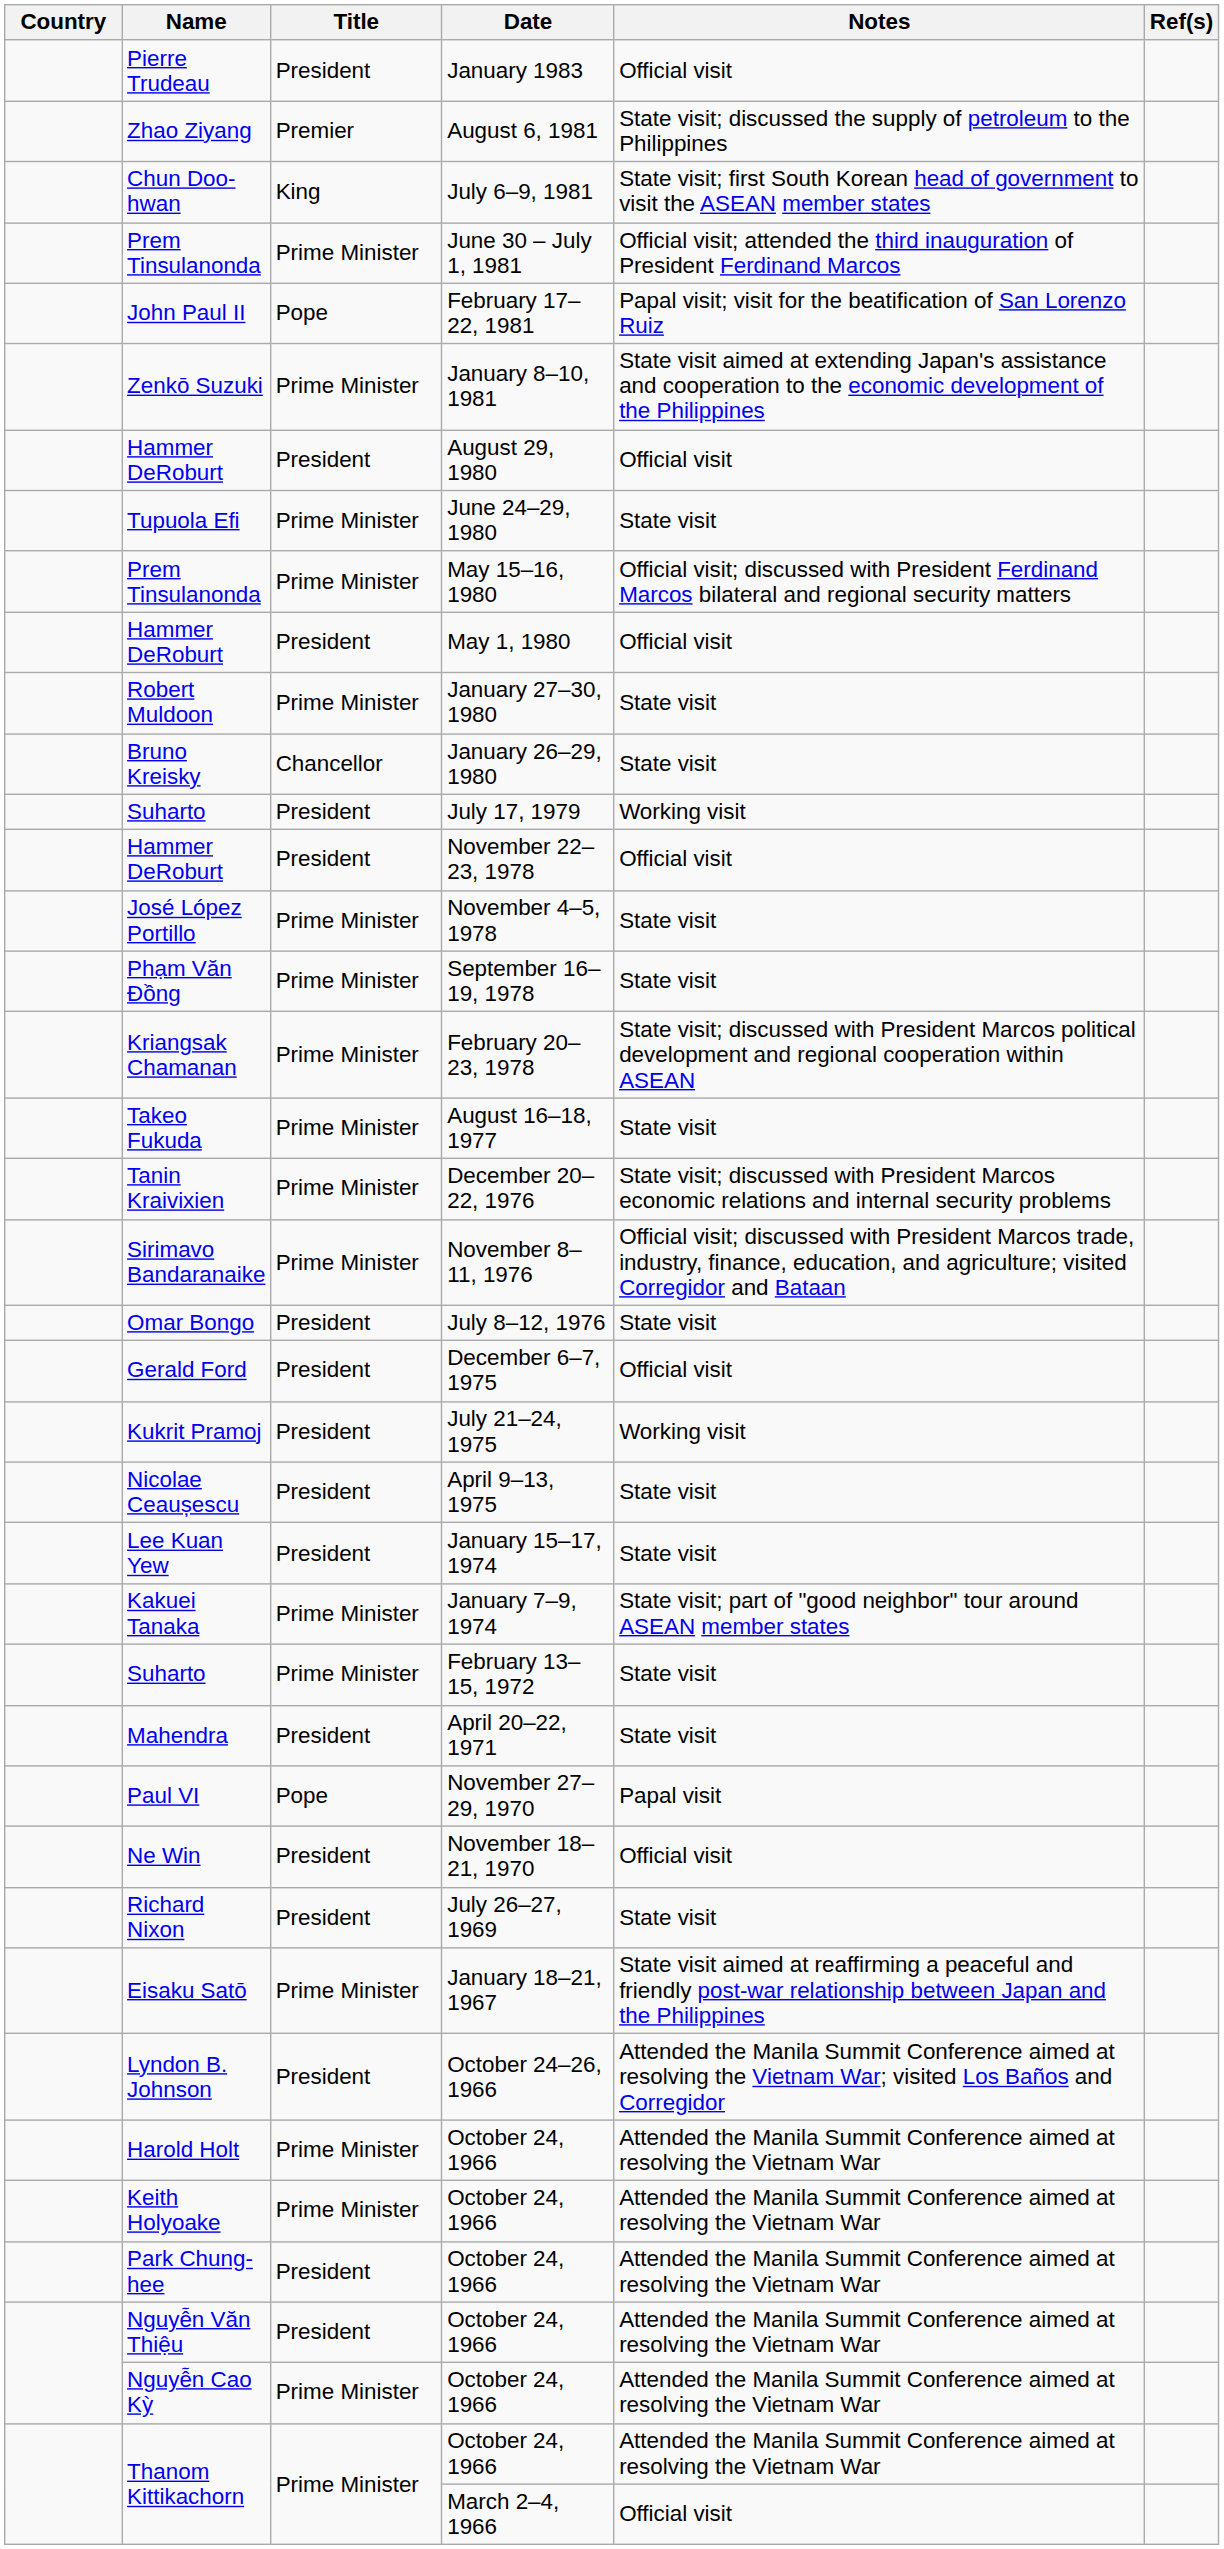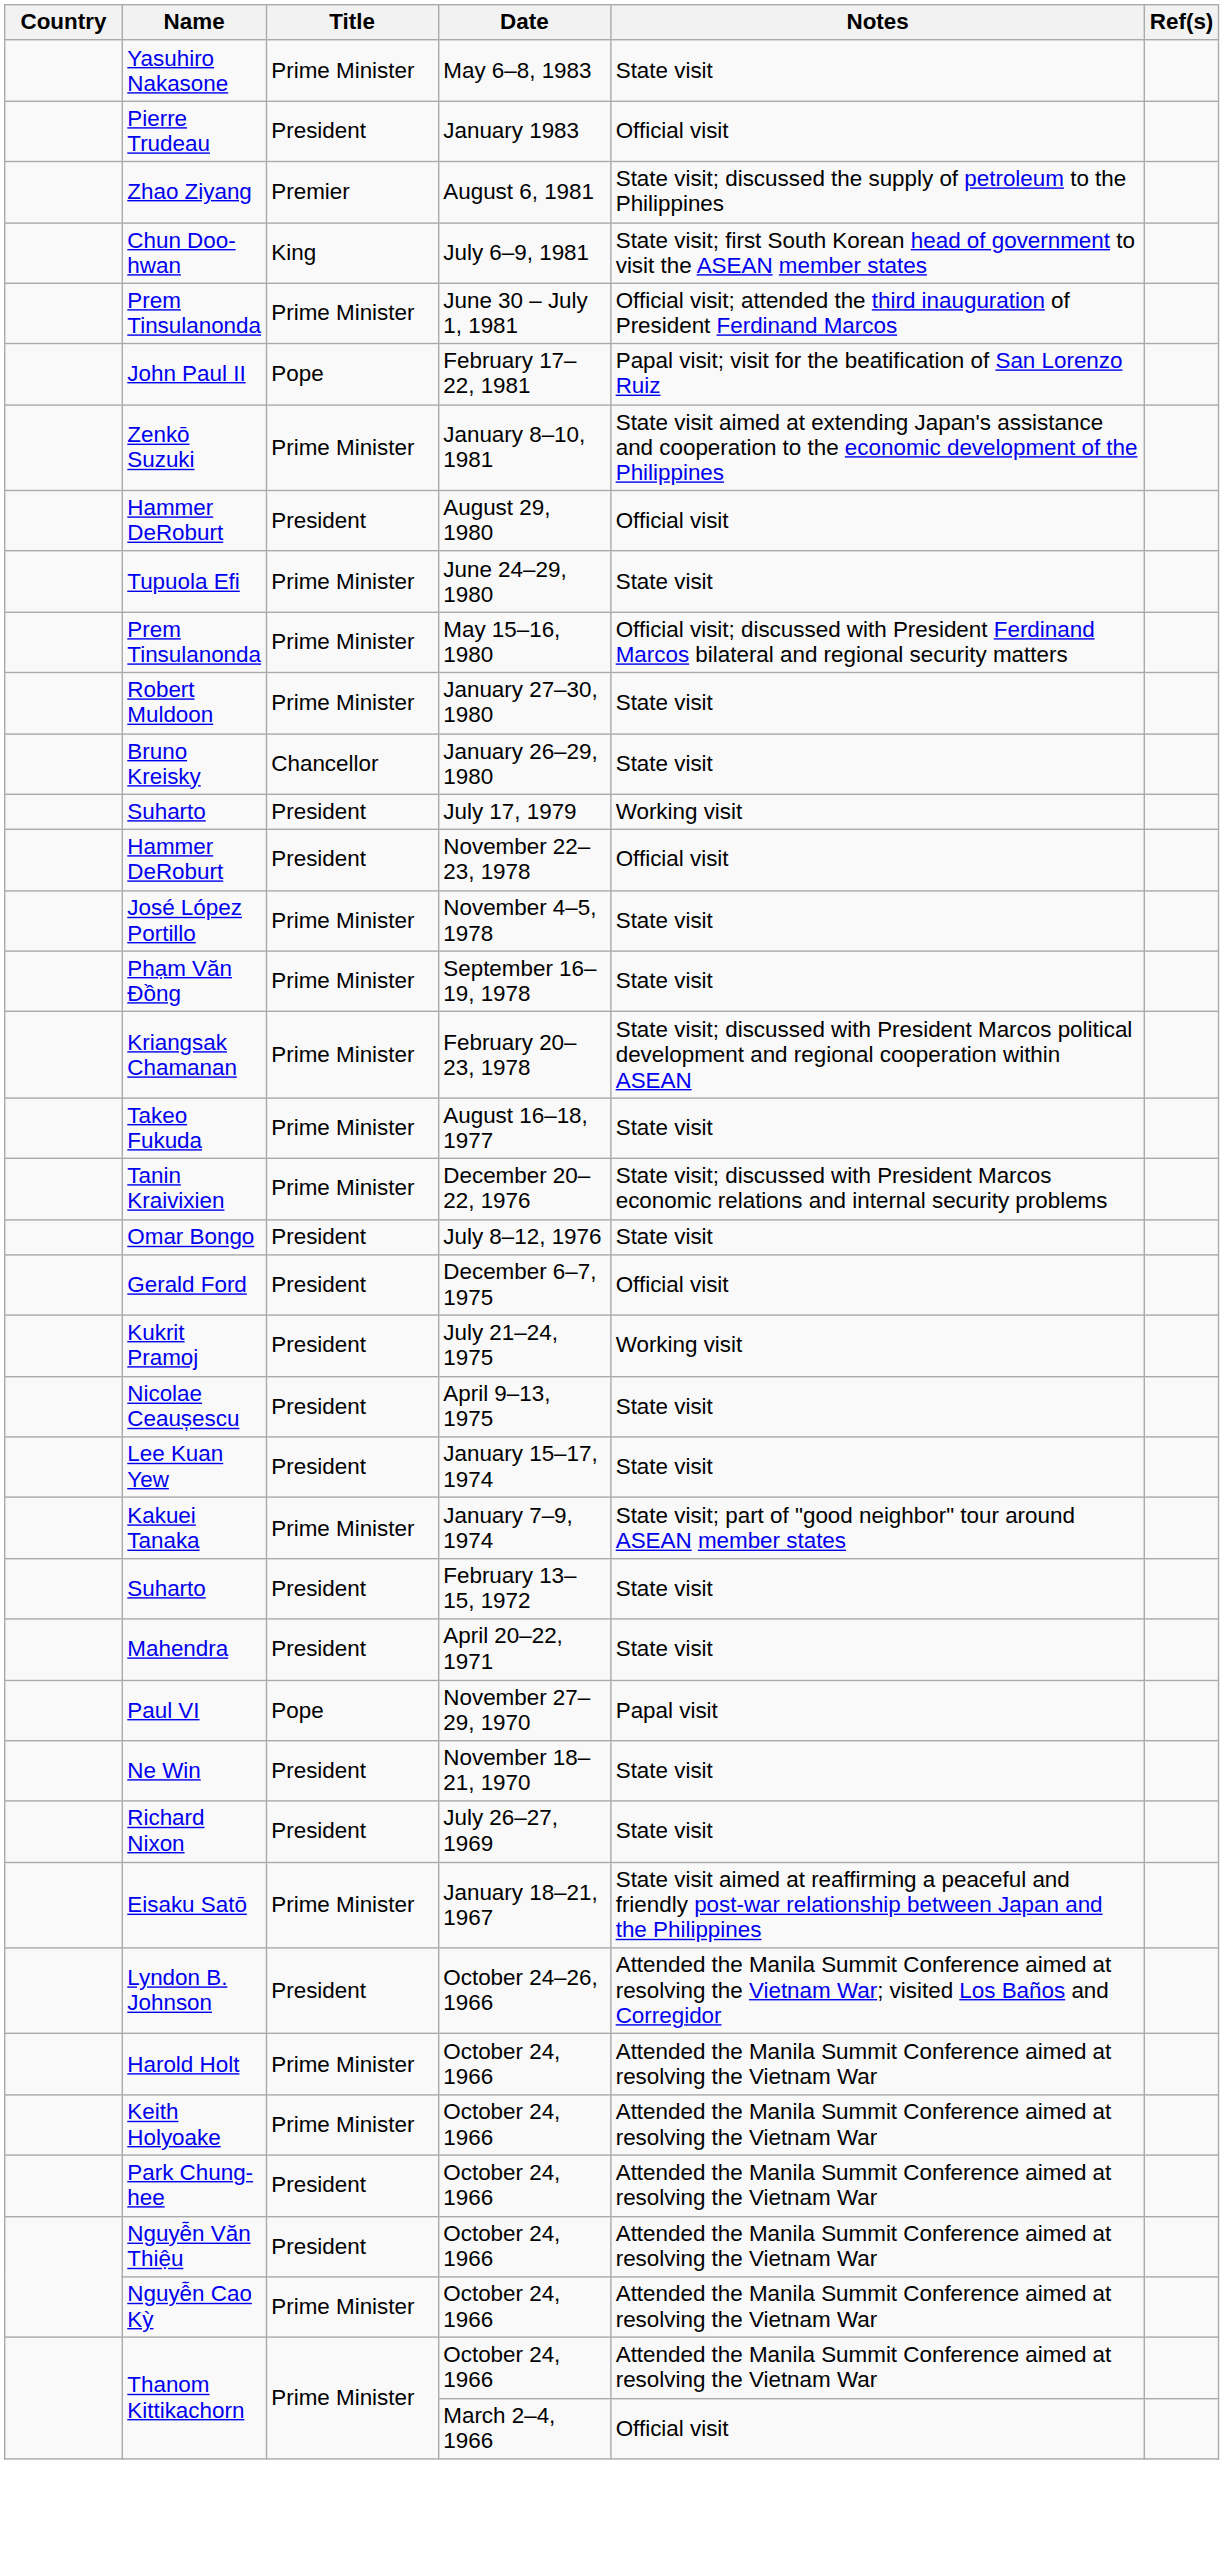+ row: (178, 70)
- row: (175, 642)
- row: (196, 1261)
(347, 1674) Prime Minister -> (319, 1588) President
(676, 1856) Official visit -> (664, 1770) State visit
